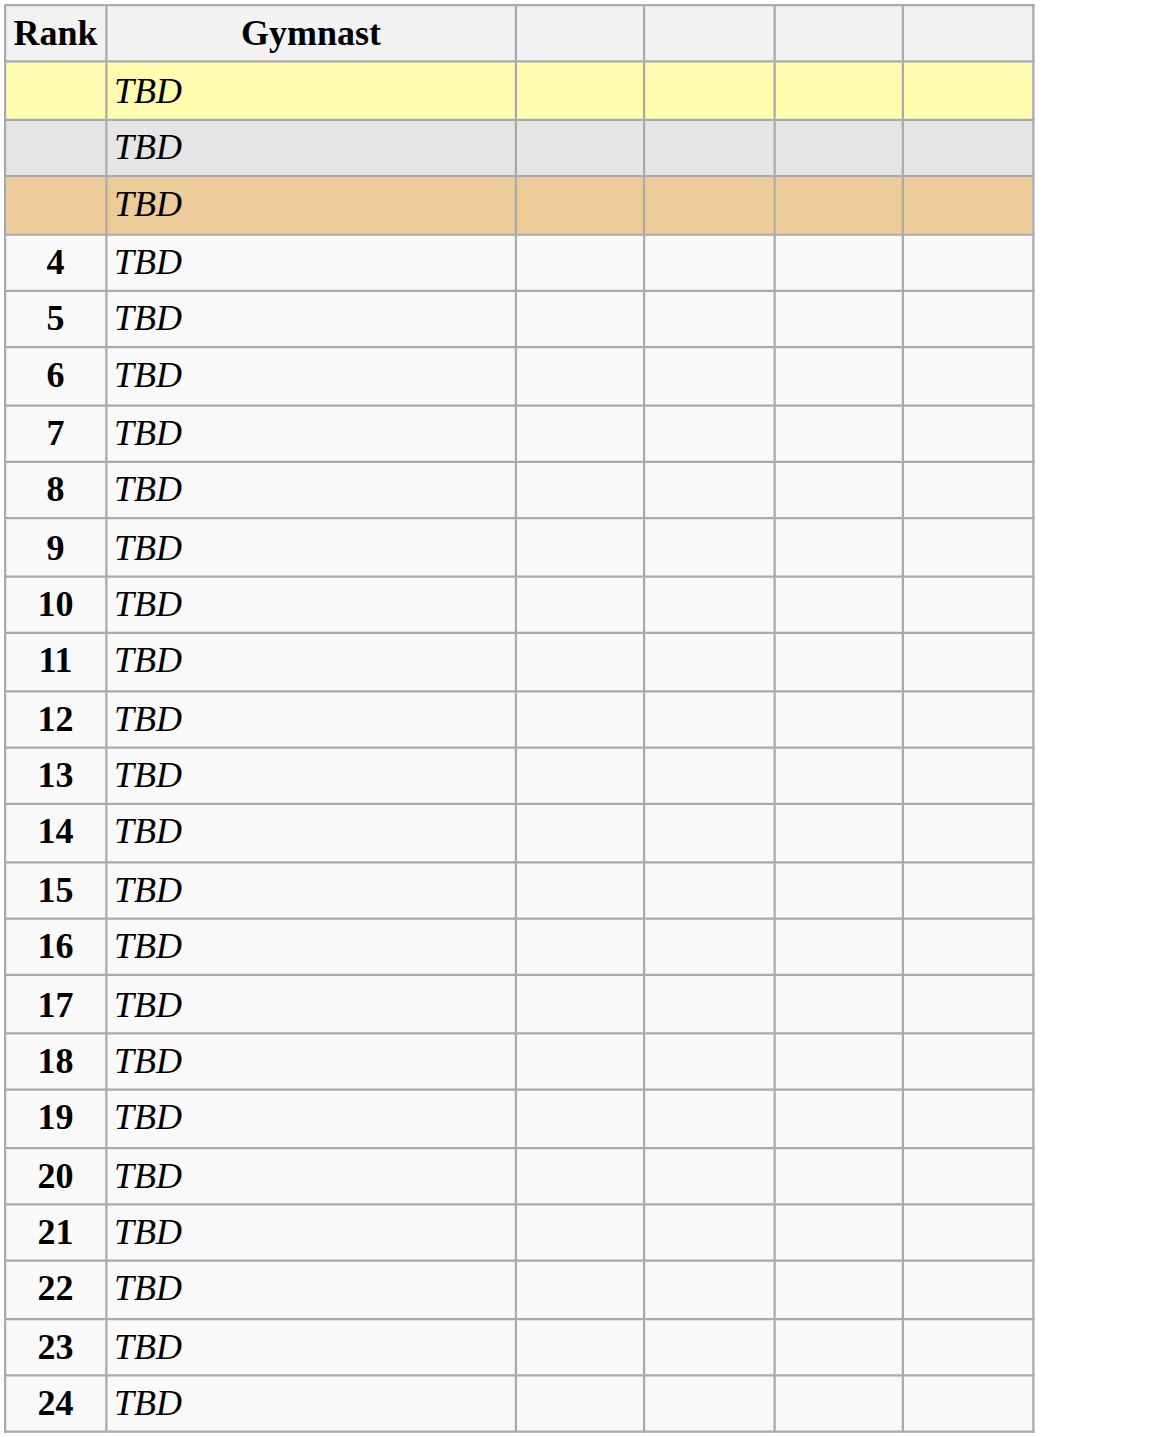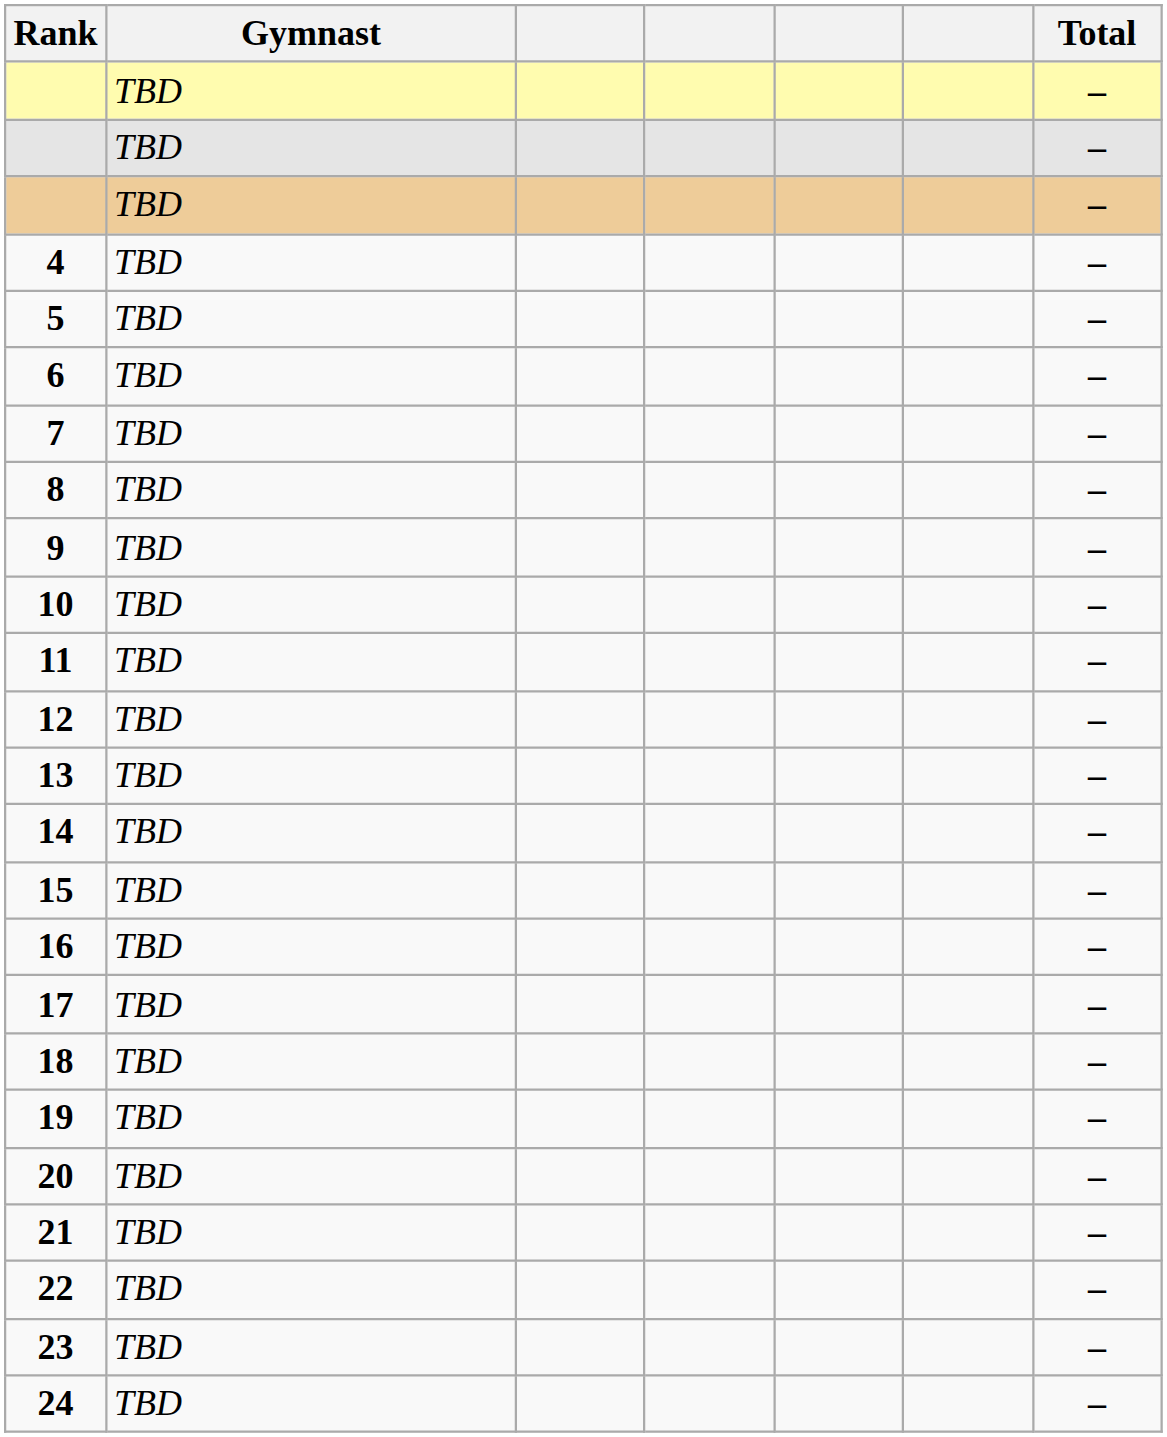+ column: (1097, 33)
